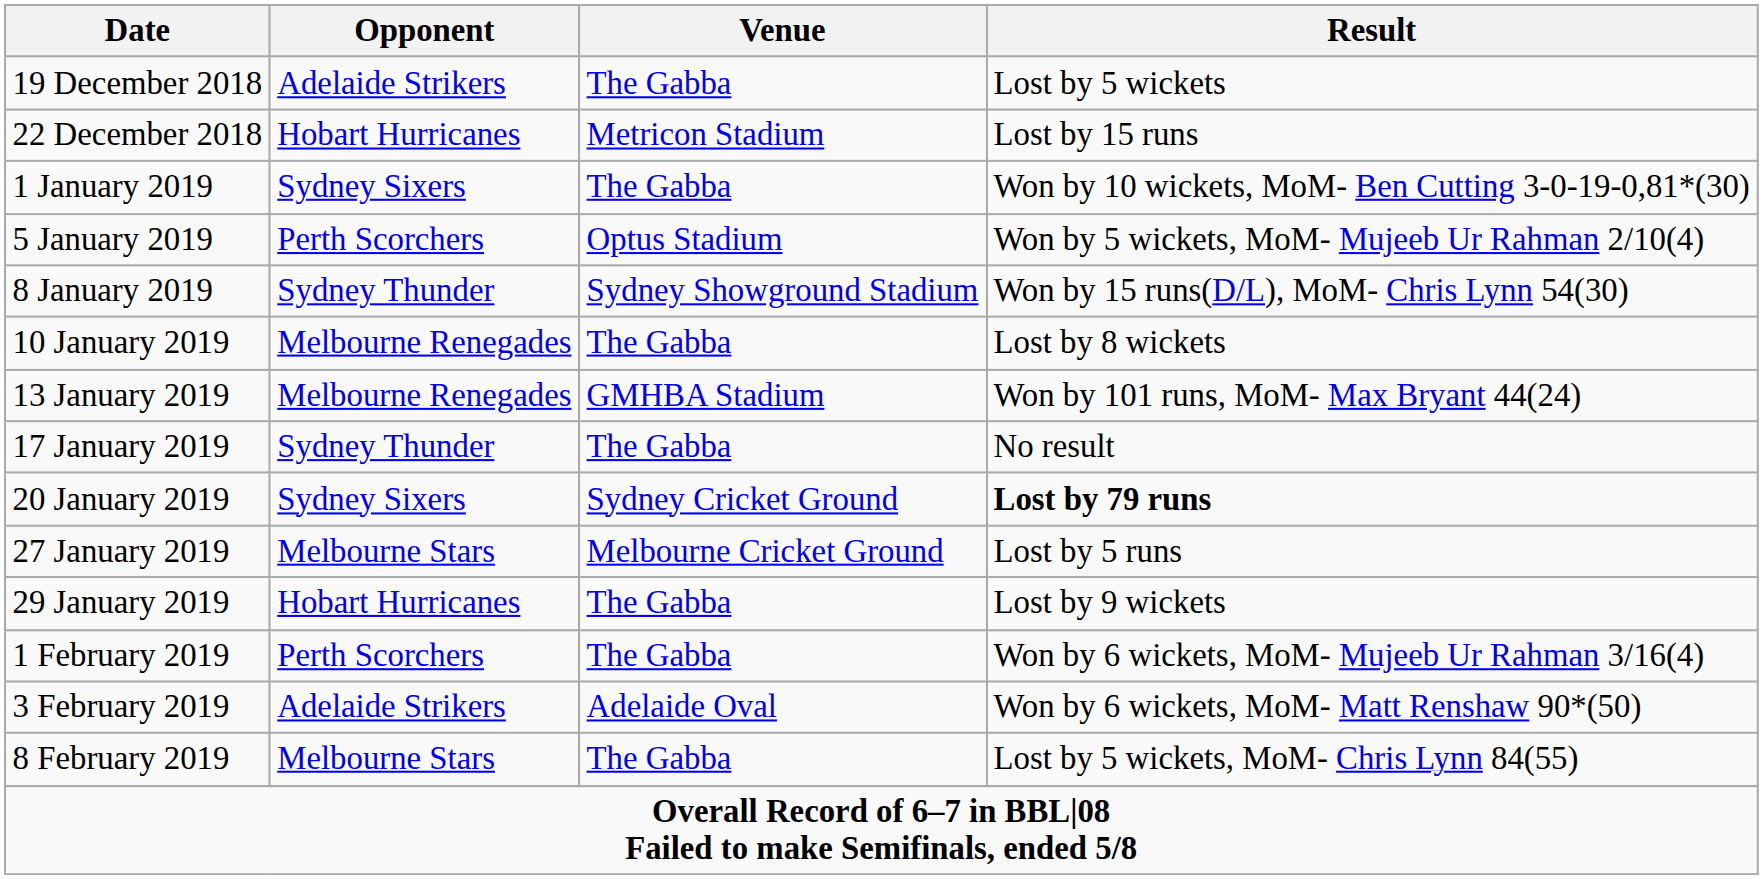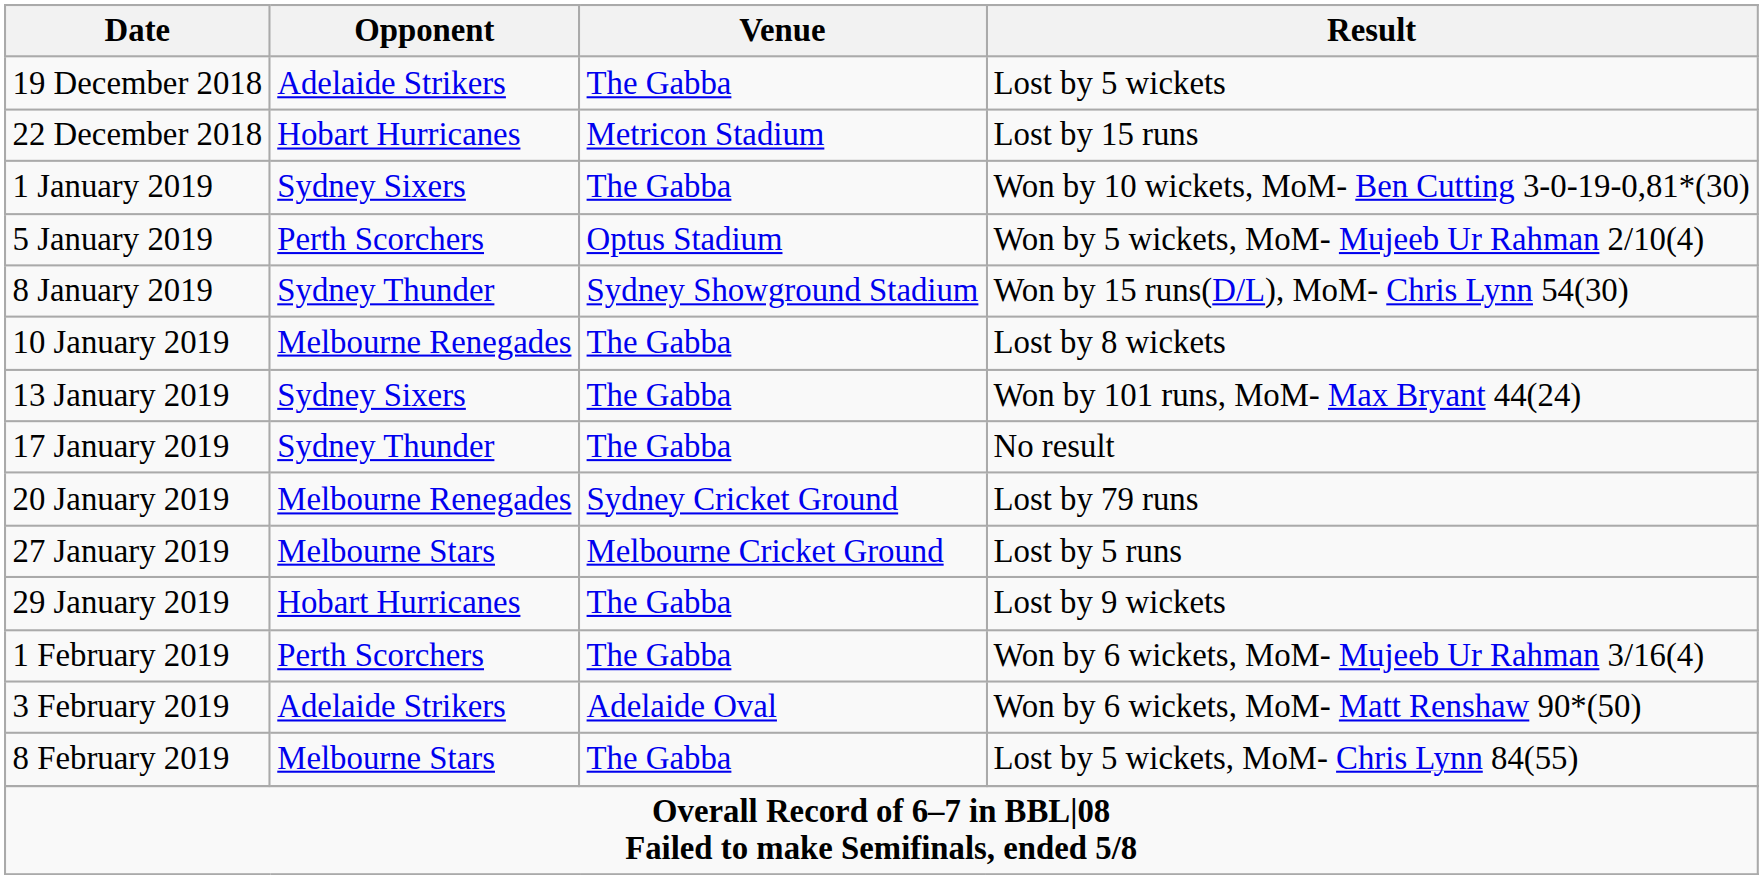(424, 394) Melbourne Renegades -> (372, 394) Sydney Sixers
(706, 394) GMHBA Stadium -> (659, 394) The Gabba
(372, 498) Sydney Sixers -> (424, 498) Melbourne Renegades
(1102, 498) bold -> (1096, 498) normal
